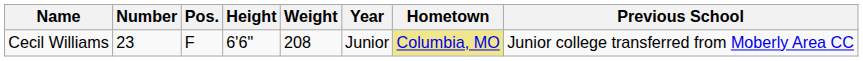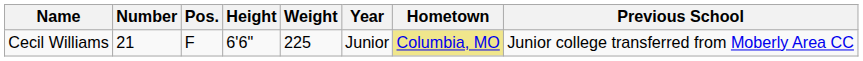(125, 42) 23 -> (125, 42) 21
(298, 42) 208 -> (298, 42) 225
